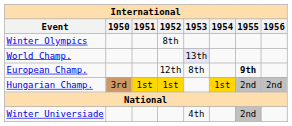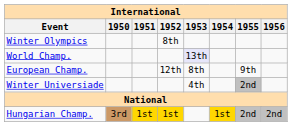(248, 70) bold -> (248, 70) normal
rows swapped: (55, 114) <-> (50, 85)
